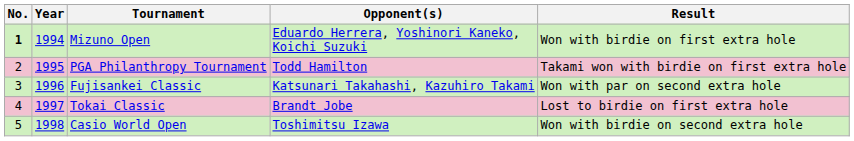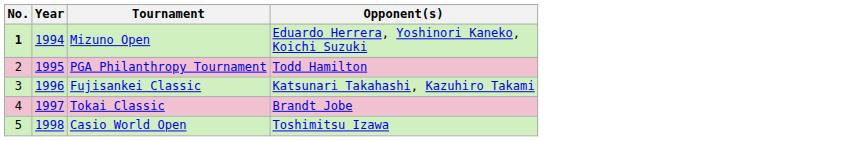- column: (693, 15)
